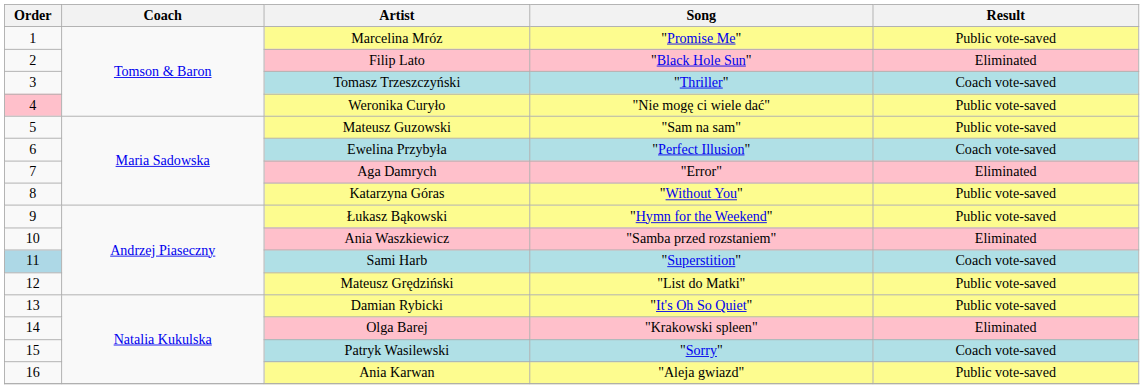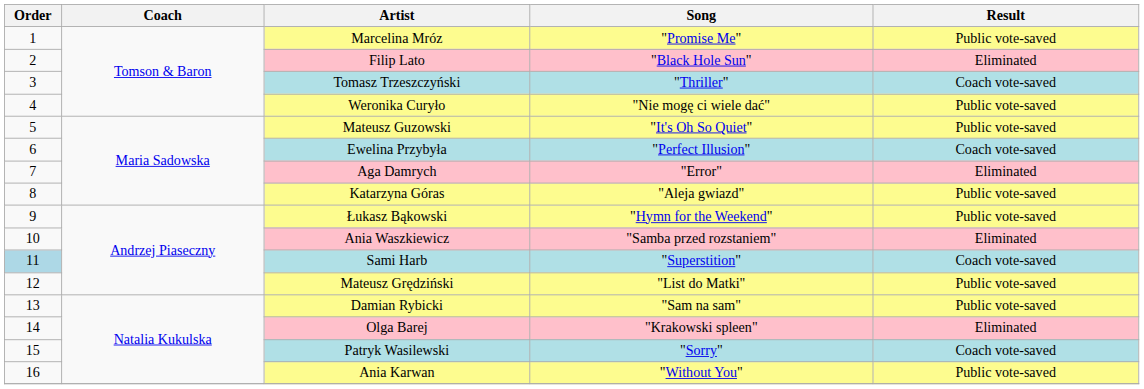(33, 104) pink background -> (33, 104) no background
(701, 127) "Sam na sam" -> (701, 127) "It's Oh So Quiet"
(701, 194) "Without You" -> (701, 194) "Aleja gwiazd"
(701, 305) "It's Oh So Quiet" -> (701, 305) "Sam na sam"
(701, 372) "Aleja gwiazd" -> (701, 372) "Without You"
